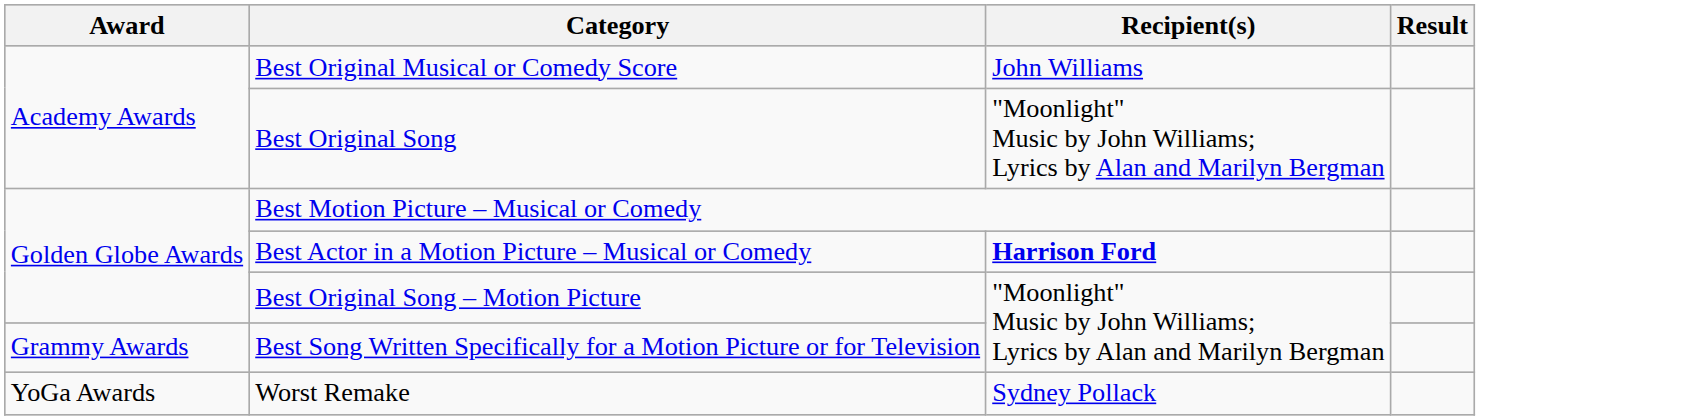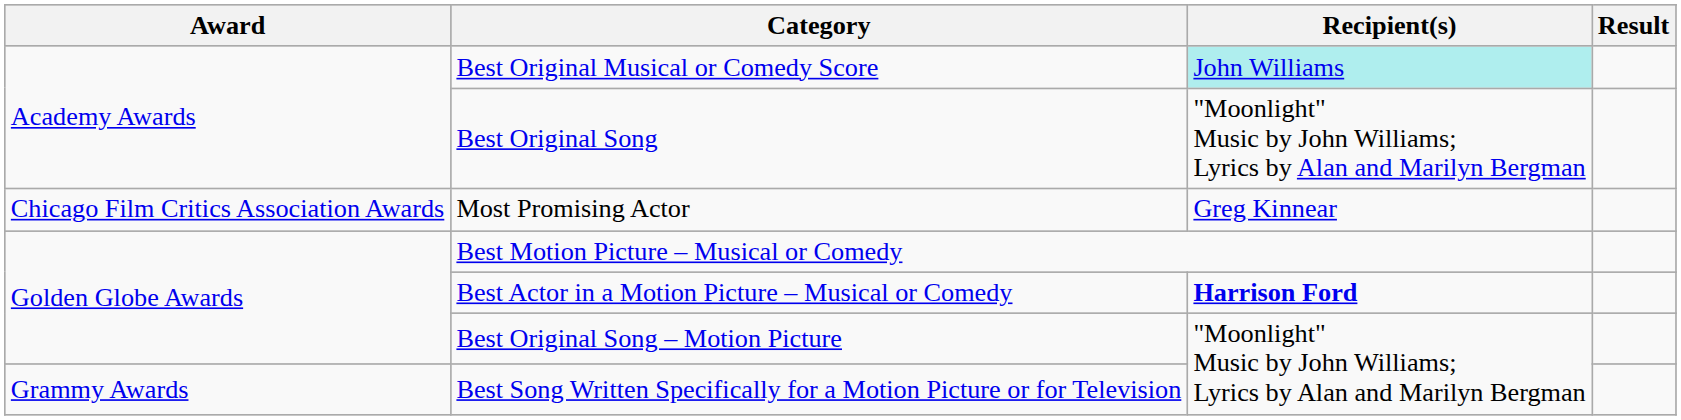(1068, 66) no background -> (1269, 66) paleturquoise background
+ row: (573, 209)
- row: (333, 393)
